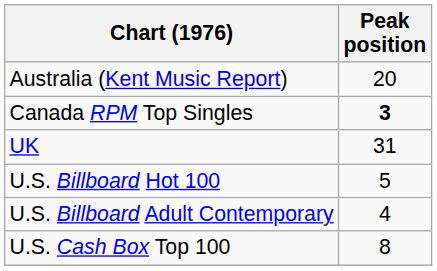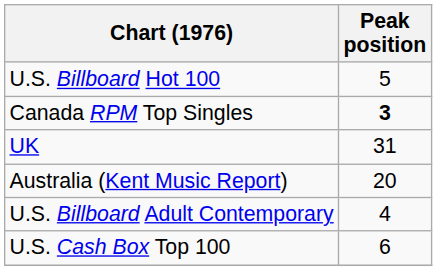rows swapped: (149, 79) <-> (115, 180)
(385, 247) 8 -> (385, 247) 6
